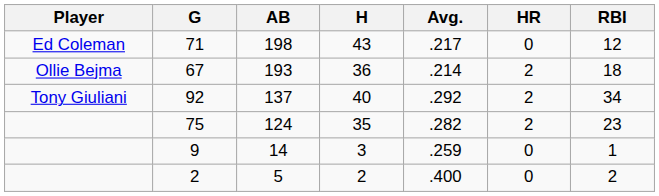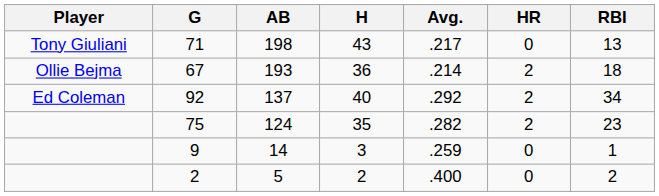(79, 44) Ed Coleman -> (79, 44) Tony Giuliani
(612, 44) 12 -> (612, 44) 13
(79, 97) Tony Giuliani -> (79, 97) Ed Coleman
